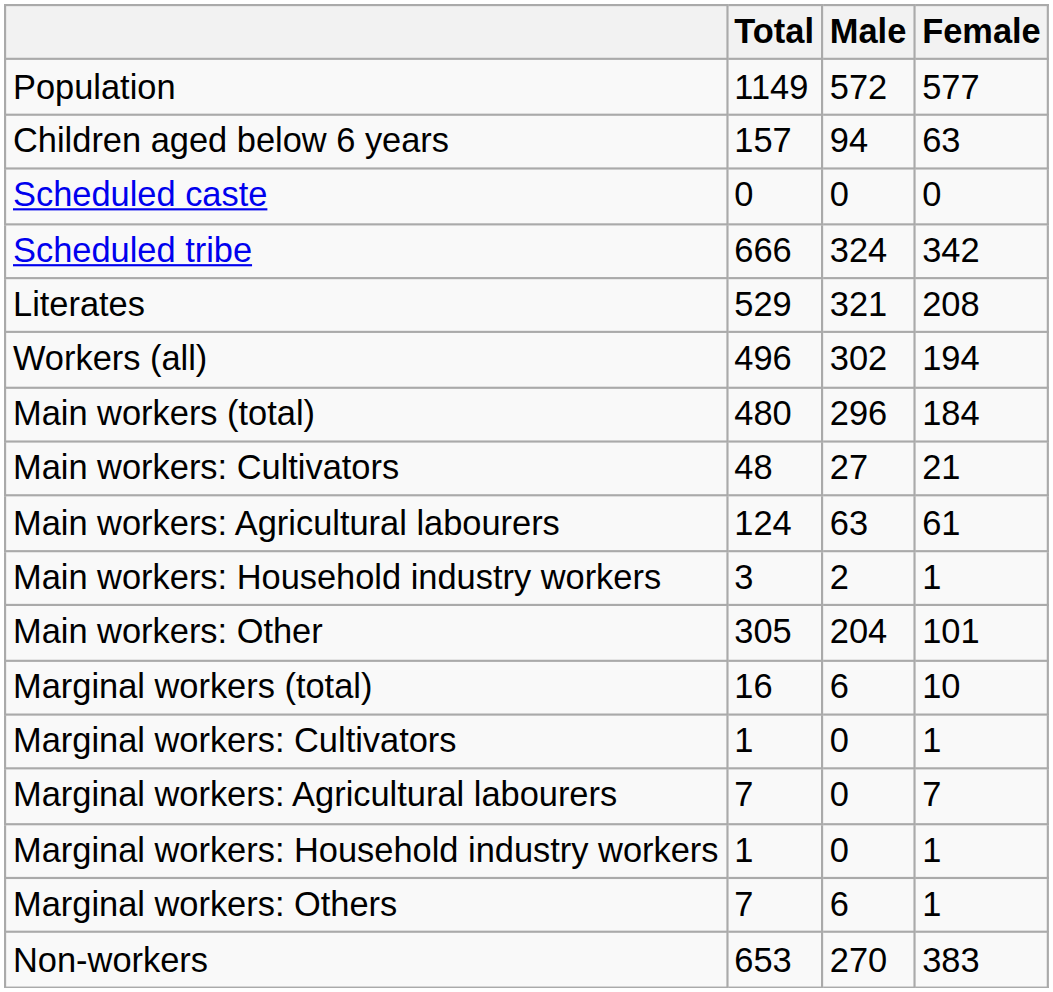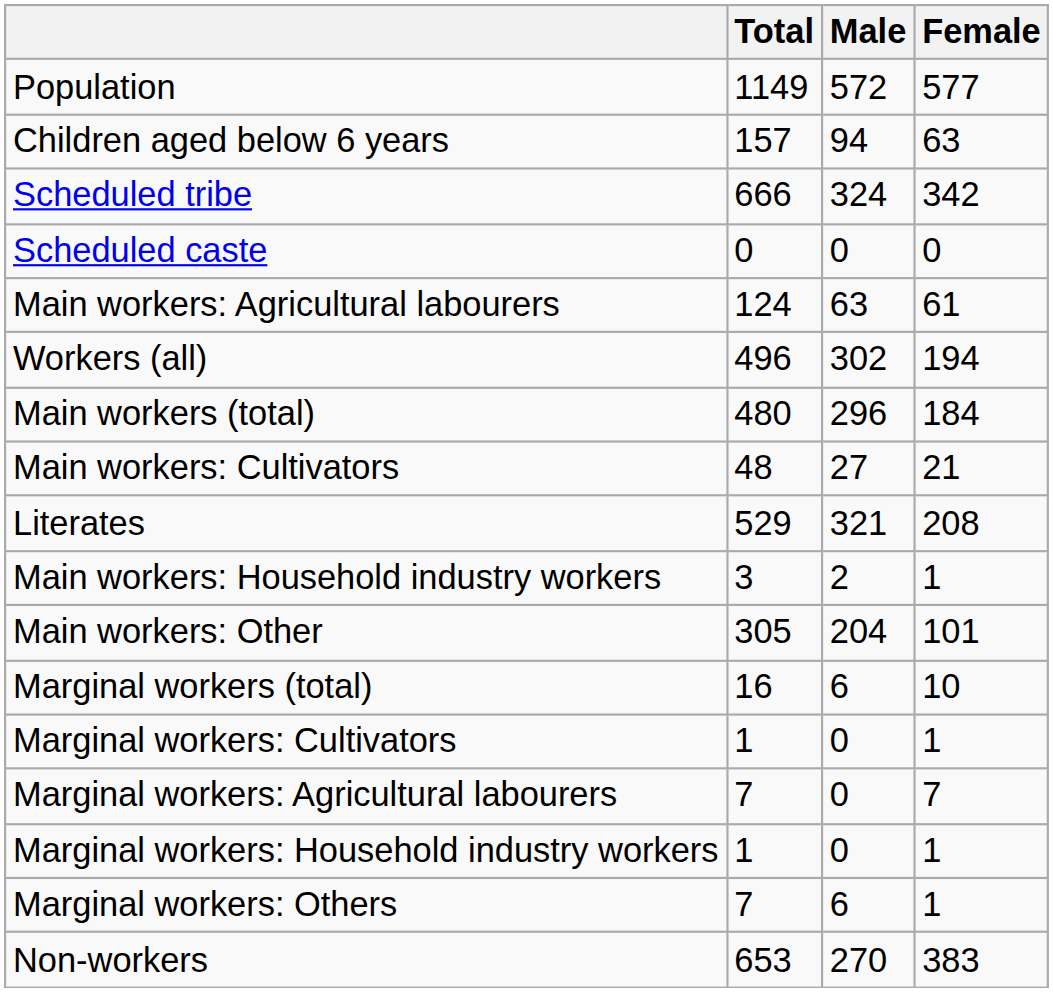rows swapped: (140, 195) <-> (133, 250)
rows swapped: (79, 304) <-> (286, 522)
